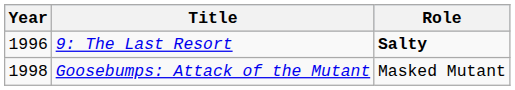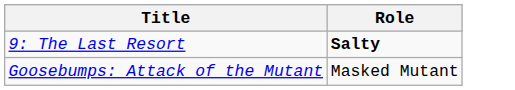- column: (28, 18)
